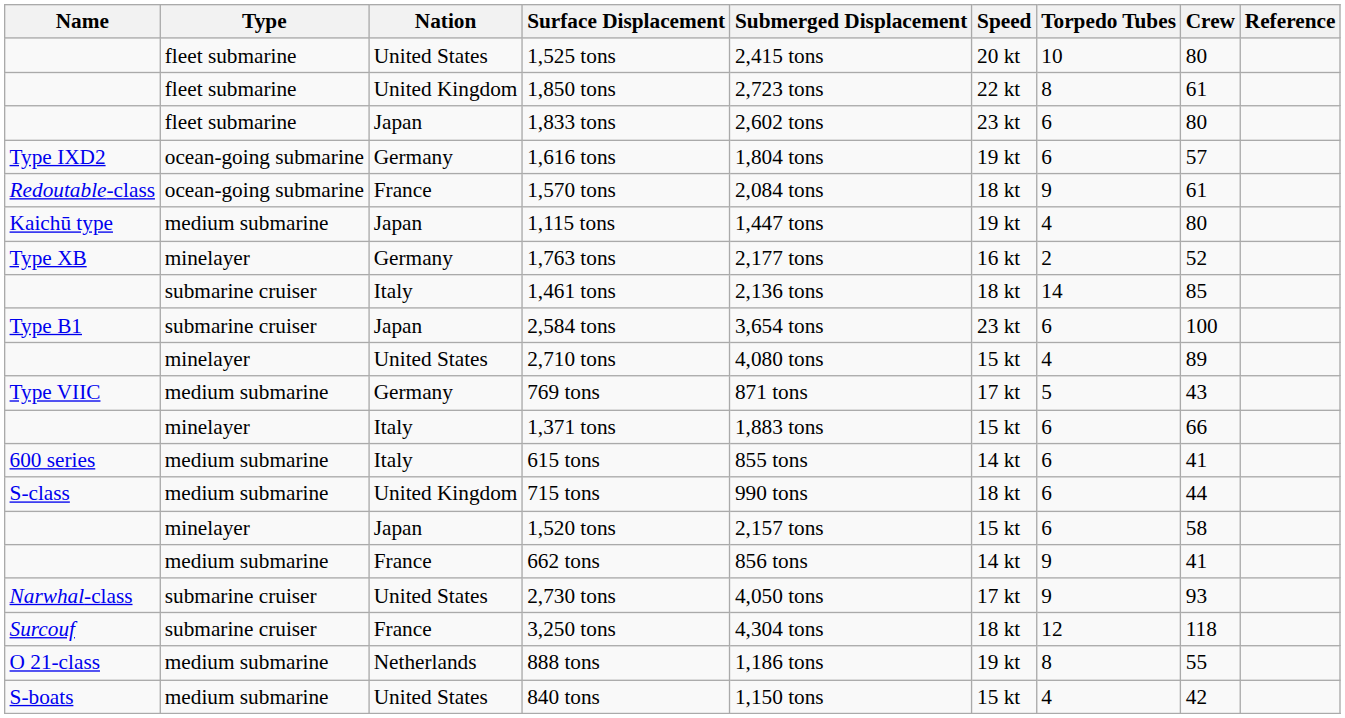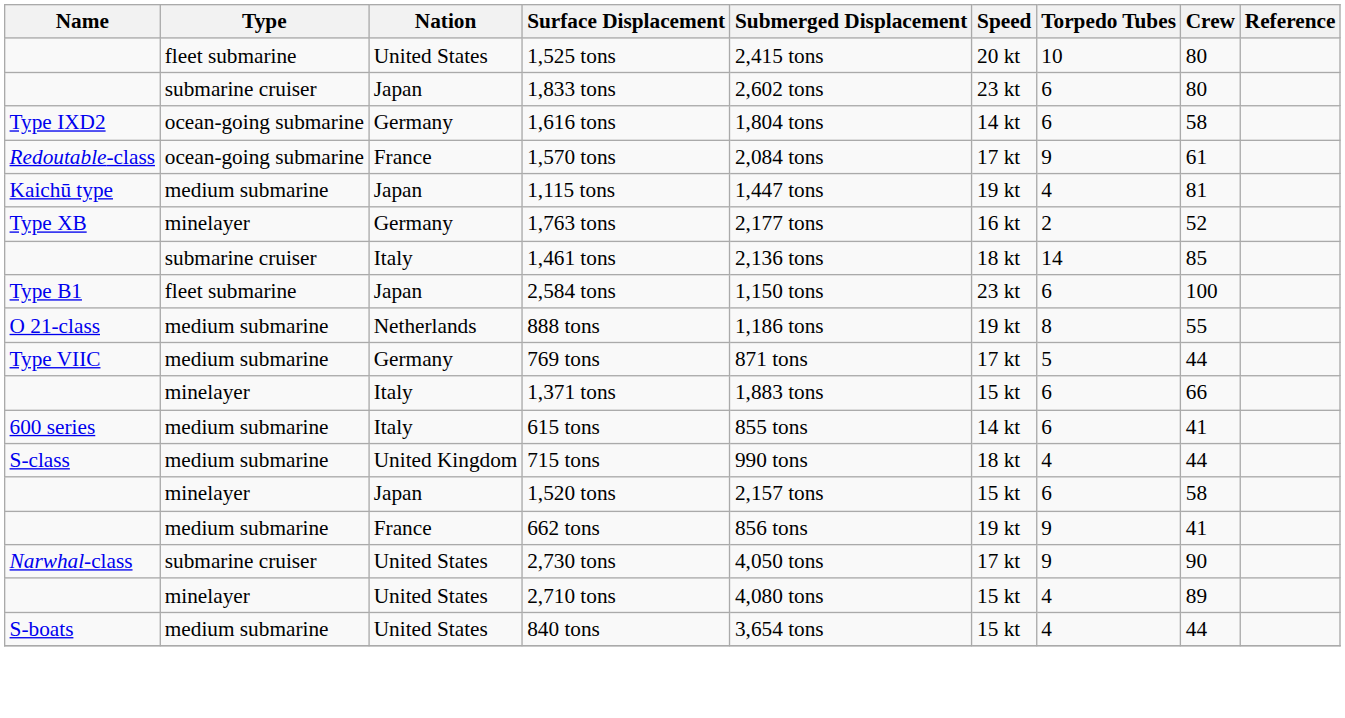- row: (572, 88)
(231, 122) fleet submarine -> (241, 88) submarine cruiser
(999, 156) 19 kt -> (999, 122) 14 kt
(1196, 156) 57 -> (1196, 122) 58
(999, 190) 18 kt -> (999, 156) 17 kt
(1196, 223) 80 -> (1196, 190) 81
(241, 325) submarine cruiser -> (231, 291) fleet submarine
(779, 325) 3,654 tons -> (779, 291) 1,150 tons
rows swapped: (564, 662) <-> (572, 358)
(1196, 392) 43 -> (1196, 358) 44
(1047, 493) 6 -> (1047, 460) 4
(999, 561) 14 kt -> (999, 527) 19 kt
(1196, 595) 93 -> (1196, 561) 90
- row: (572, 628)
(779, 696) 1,150 tons -> (779, 628) 3,654 tons
(1196, 696) 42 -> (1196, 628) 44
